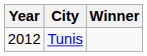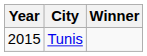(24, 39) 2012 -> (24, 39) 2015
